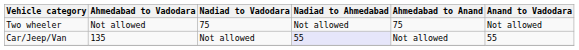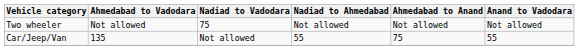(398, 25) 75 -> (420, 25) Not allowed
(299, 38) lavender background -> (299, 38) no background
(420, 38) Not allowed -> (398, 38) 75
